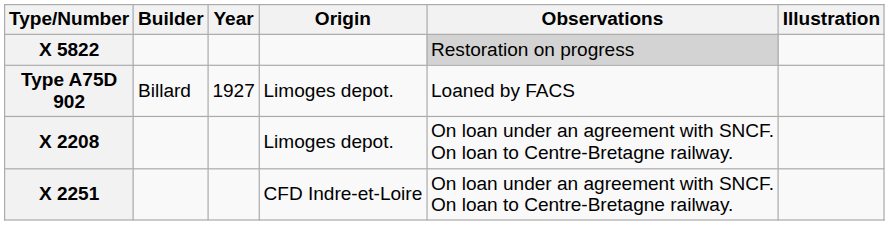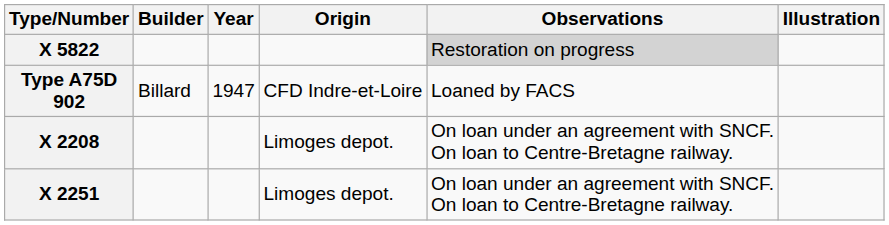(234, 90) 1927 -> (234, 90) 1947
(329, 90) Limoges depot. -> (343, 90) CFD Indre-et-Loire
(343, 193) CFD Indre-et-Loire -> (329, 193) Limoges depot.
